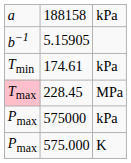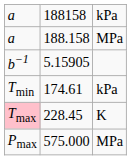+ row: (67, 38)
(110, 92) MPa -> (101, 115) K
- row: (65, 119)
(101, 145) K -> (110, 141) MPa
